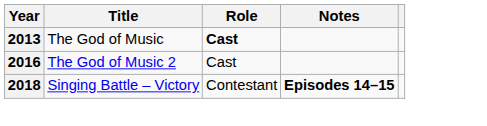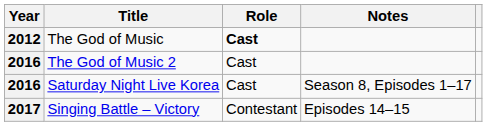(24, 39) 2013 -> (24, 39) 2012
+ row: (133, 86)
(24, 86) 2018 -> (24, 109) 2017
(339, 86) bold -> (357, 109) normal
